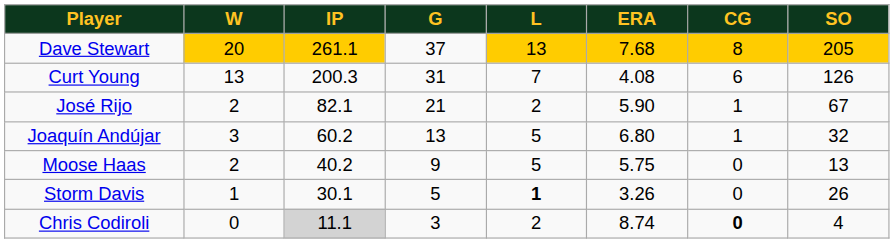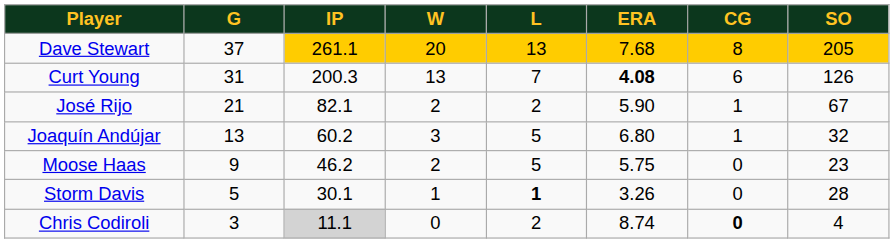columns swapped: (435, 19) <-> (234, 19)
(637, 77) normal -> (637, 77) bold
(335, 164) 40.2 -> (335, 164) 46.2
(838, 164) 13 -> (838, 164) 23
(838, 194) 26 -> (838, 194) 28
